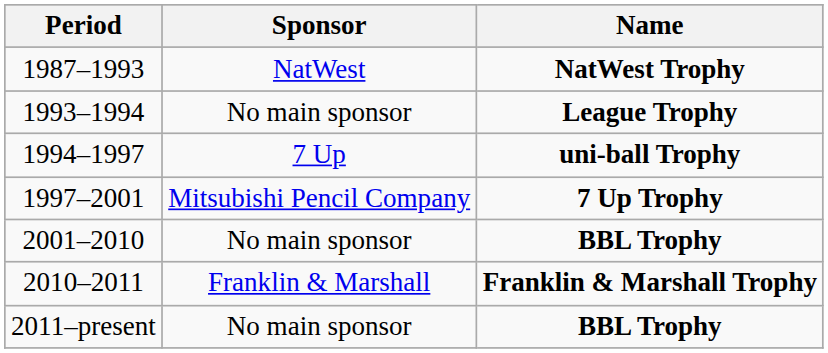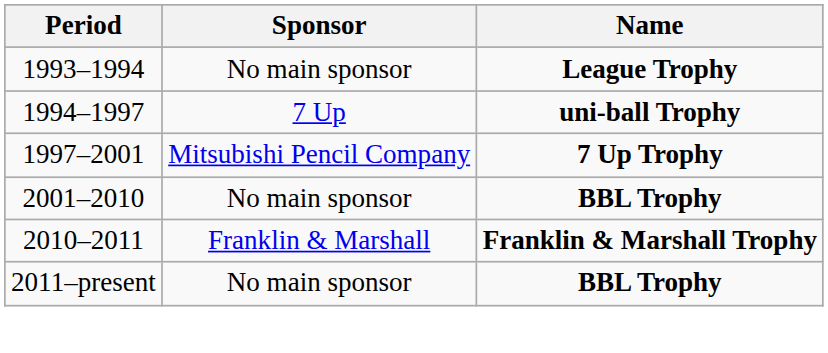- row: (83, 68)
